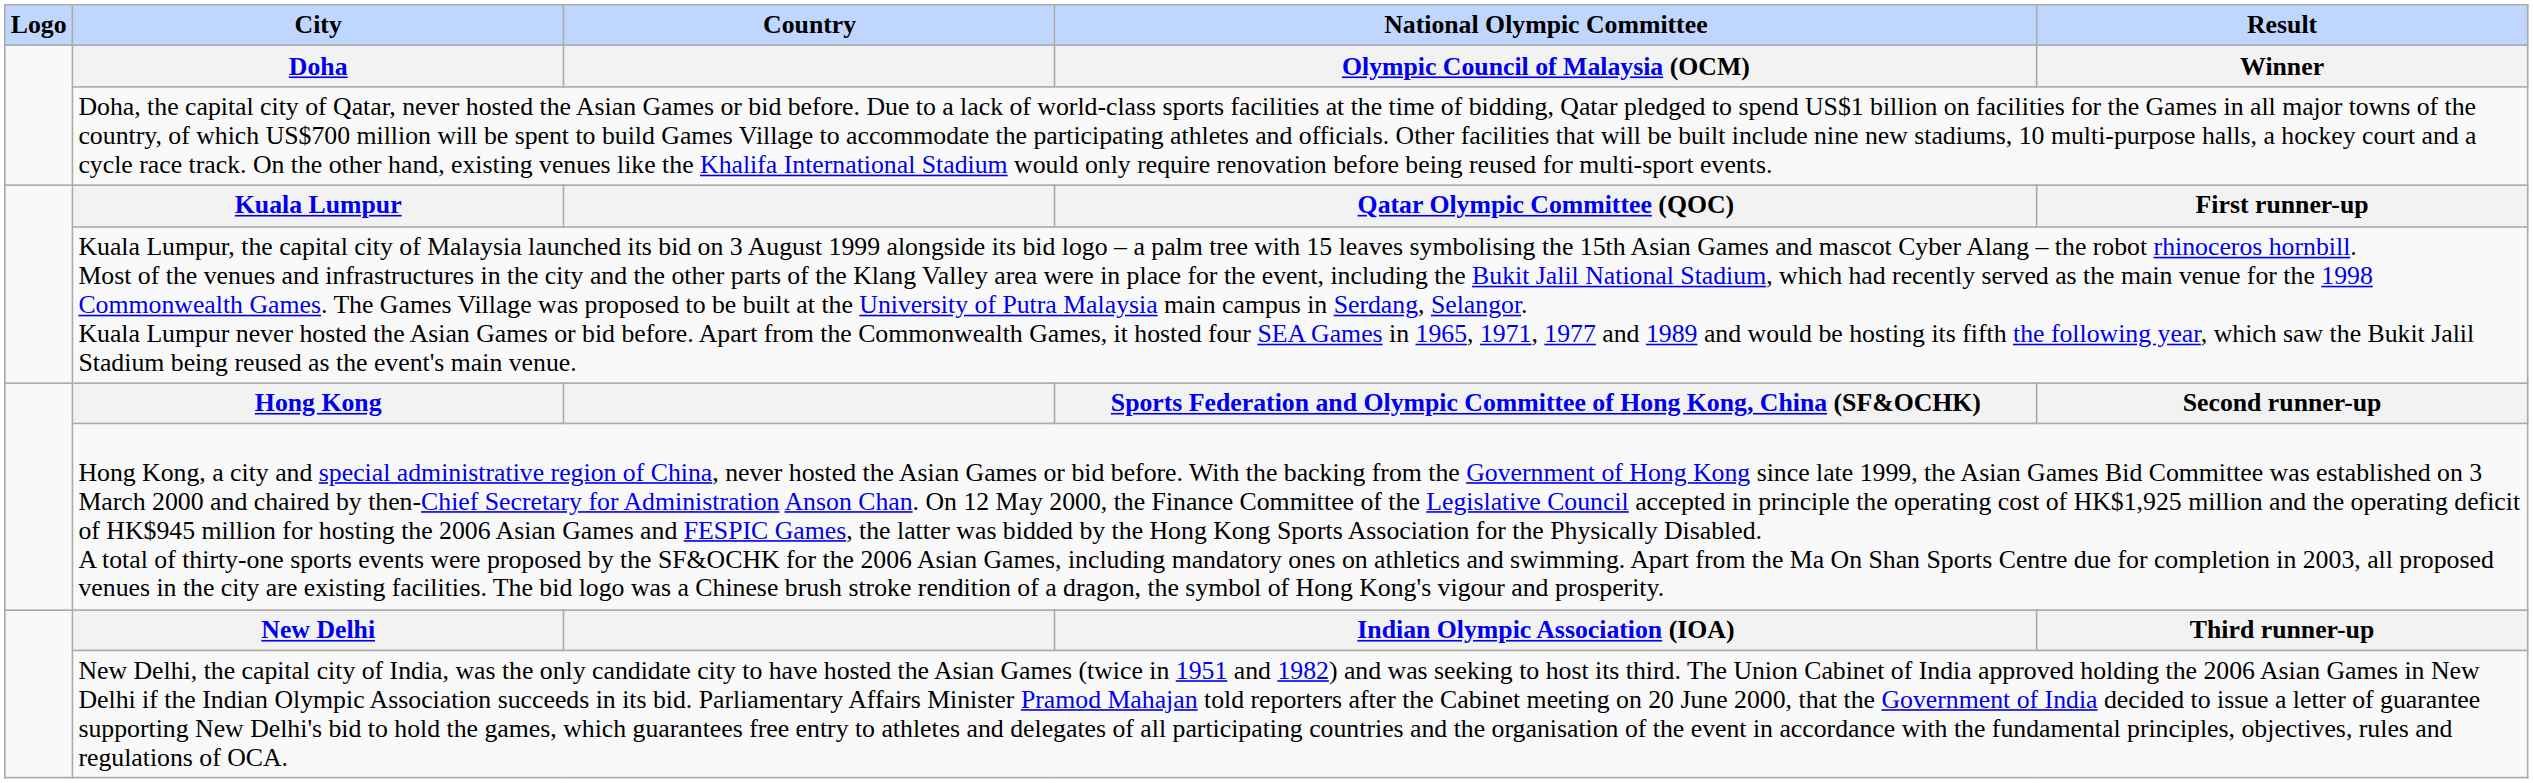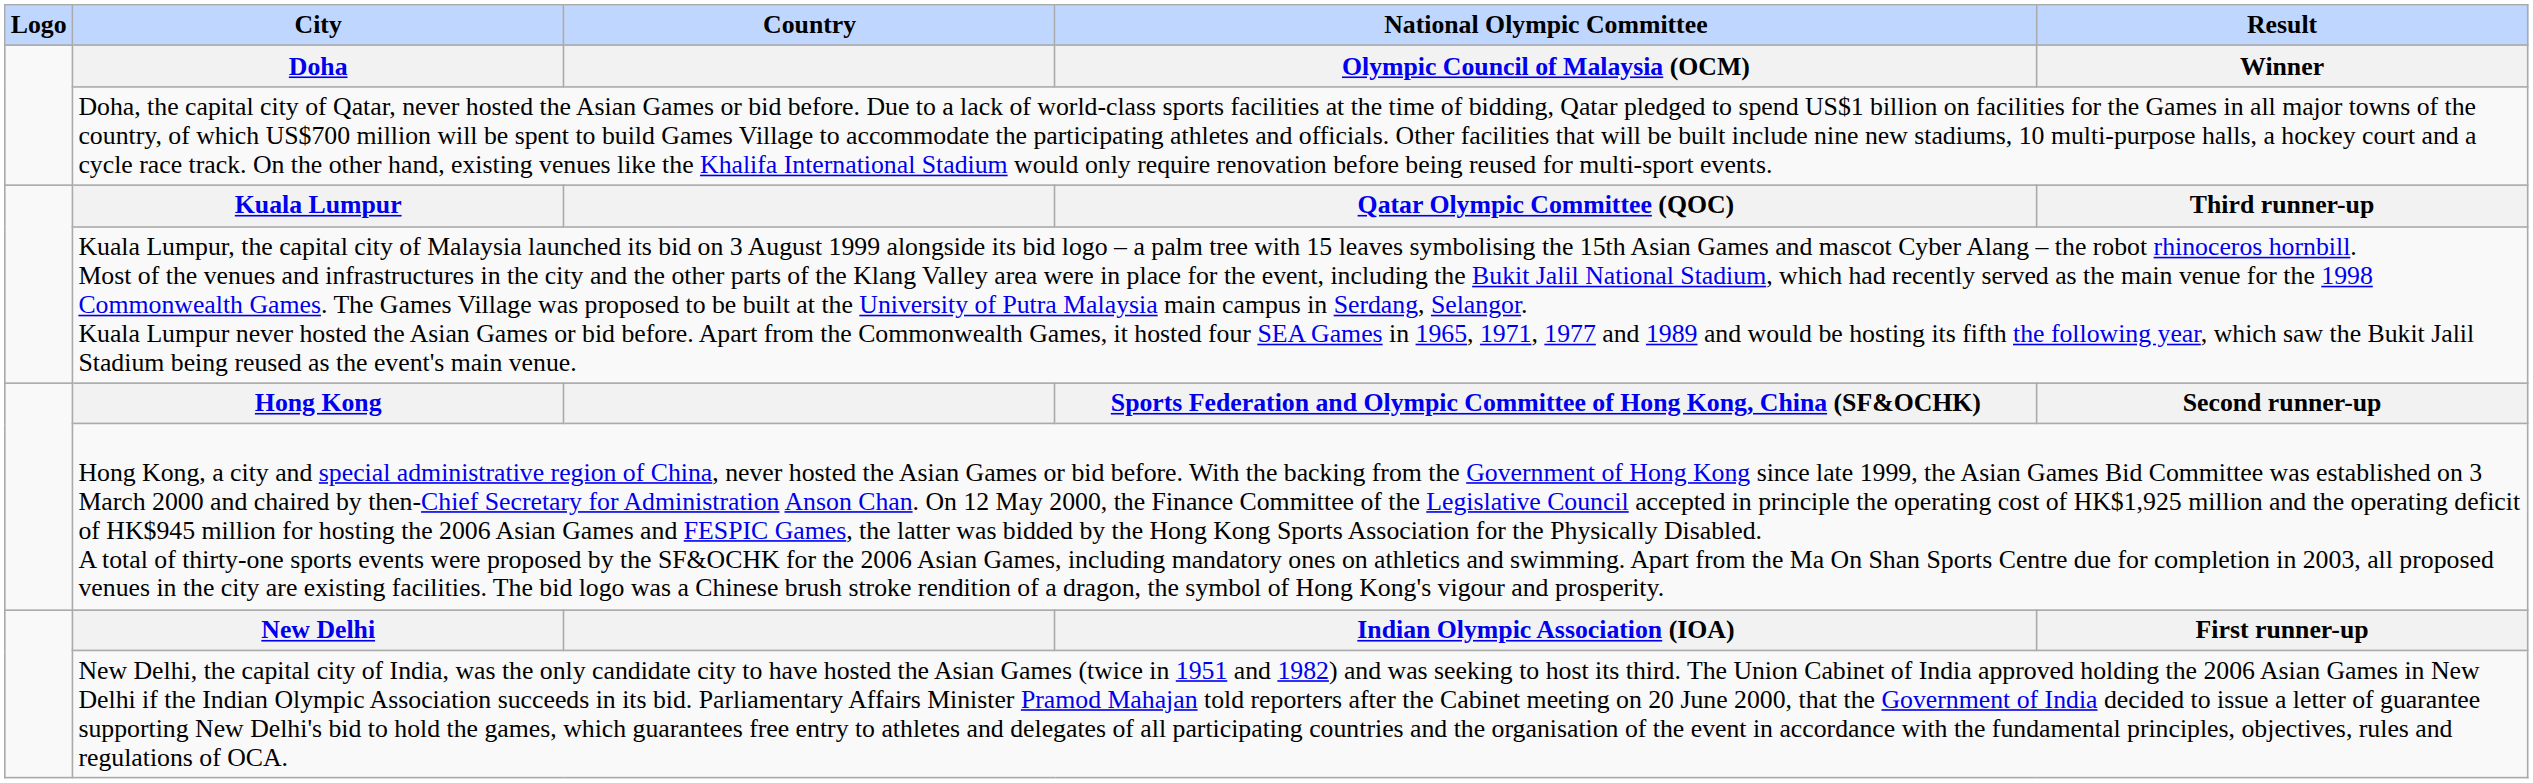(2282, 205) First runner-up -> (2282, 205) Third runner-up
(2282, 629) Third runner-up -> (2282, 629) First runner-up
